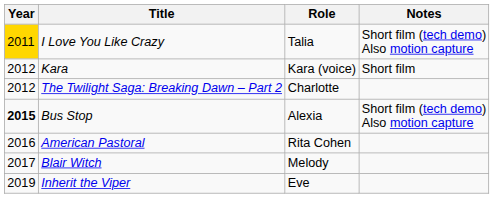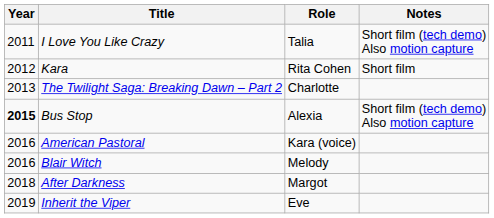(21, 41) gold background -> (21, 41) no background
(322, 68) Kara (voice) -> (319, 68) Rita Cohen
(21, 88) 2012 -> (21, 88) 2013
(319, 143) Rita Cohen -> (322, 143) Kara (voice)
(21, 163) 2017 -> (21, 163) 2016
+ row: (83, 183)
